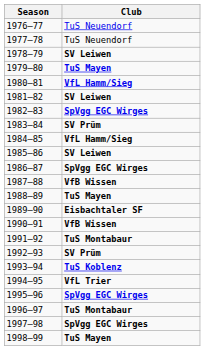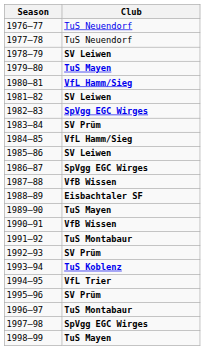(88, 196) TuS Mayen -> (103, 196) Eisbachtaler SF
(103, 210) Eisbachtaler SF -> (88, 210) TuS Mayen
(106, 295) SpVgg EGC Wirges -> (83, 295) SV Prüm
